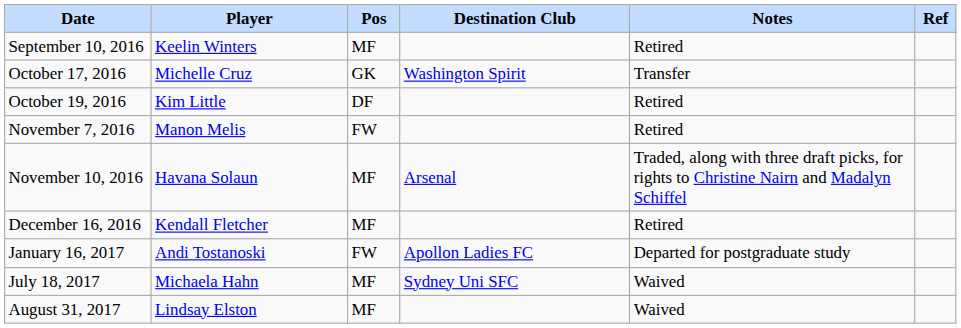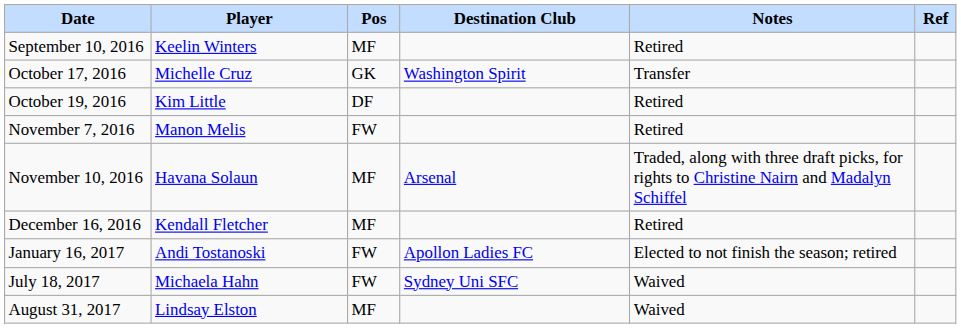(742, 253) Departed for postgraduate study -> (765, 253) Elected to not finish the season; retired
(364, 281) MF -> (364, 281) FW
